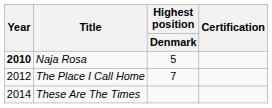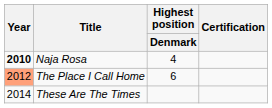(173, 59) 5 -> (173, 59) 4
(19, 77) no background -> (19, 77) lightsalmon background
(173, 77) 7 -> (173, 77) 6
